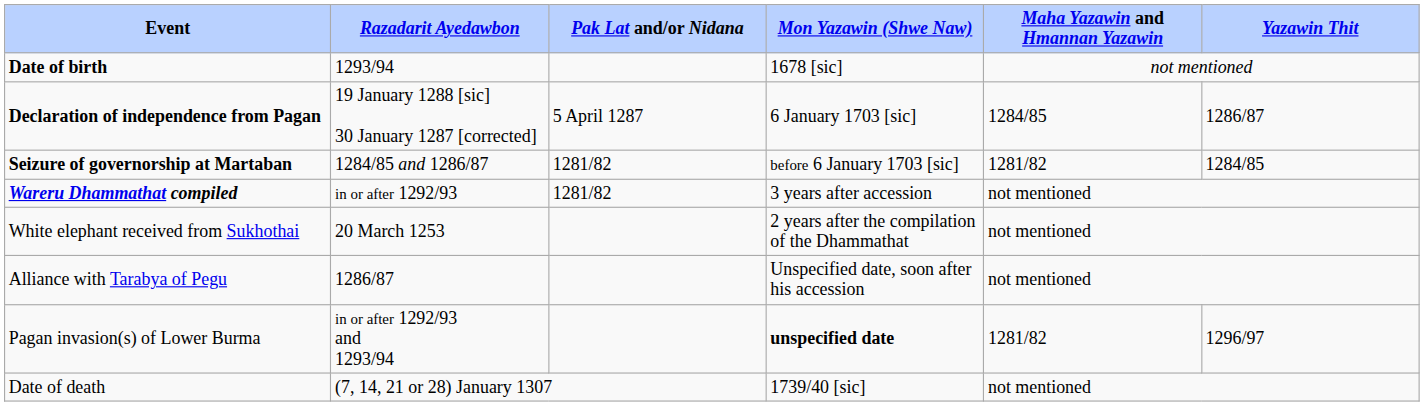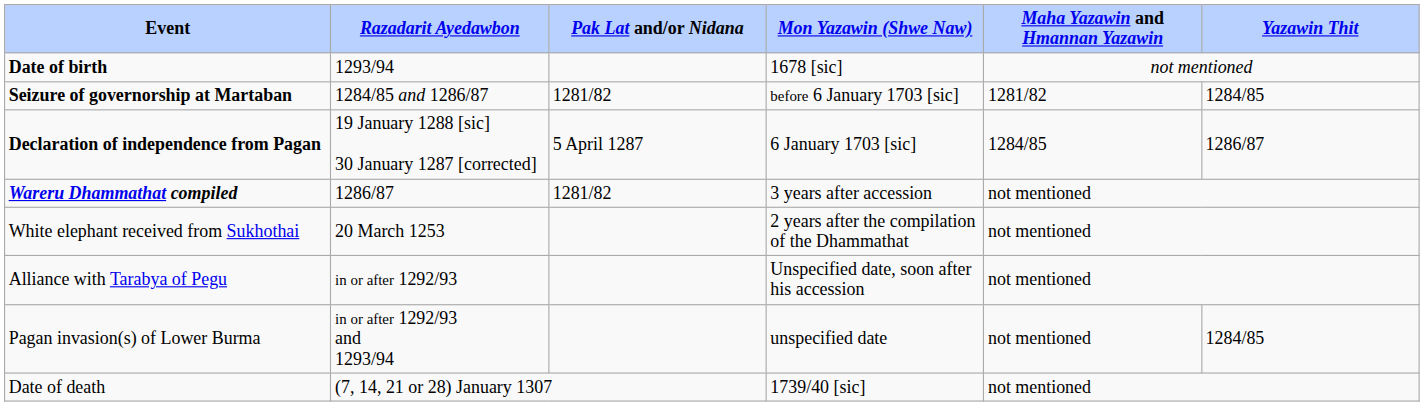rows swapped: (150, 164) <-> (165, 115)
(396, 192) in or after 1292/93 -> (364, 192) 1286/87
(364, 279) 1286/87 -> (396, 279) in or after 1292/93
(832, 338) bold -> (829, 338) normal
(1017, 338) 1281/82 -> (1039, 338) not mentioned
(1235, 338) 1296/97 -> (1235, 338) 1284/85
